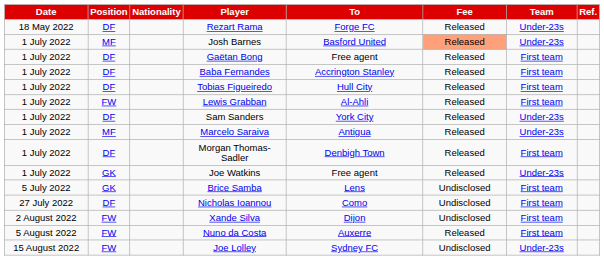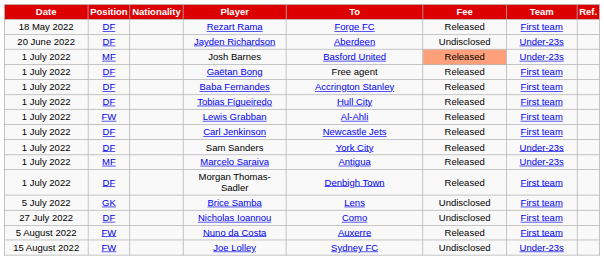(542, 27) Under-23s -> (542, 27) First team
+ row: (235, 42)
+ row: (235, 132)
- row: (235, 173)
- row: (235, 218)
